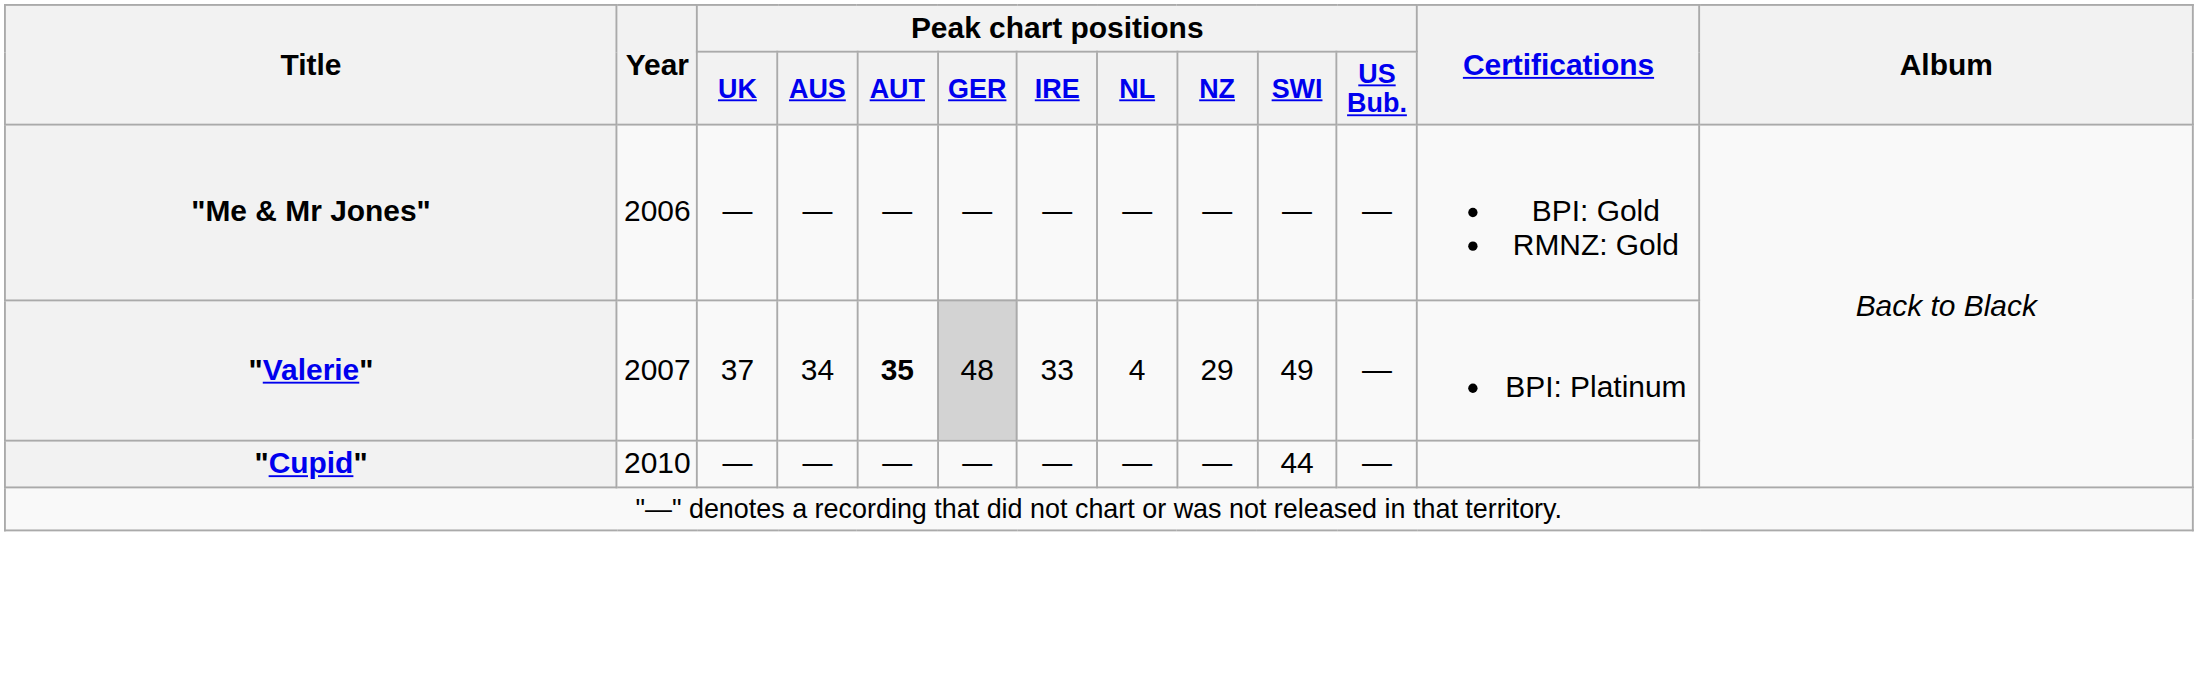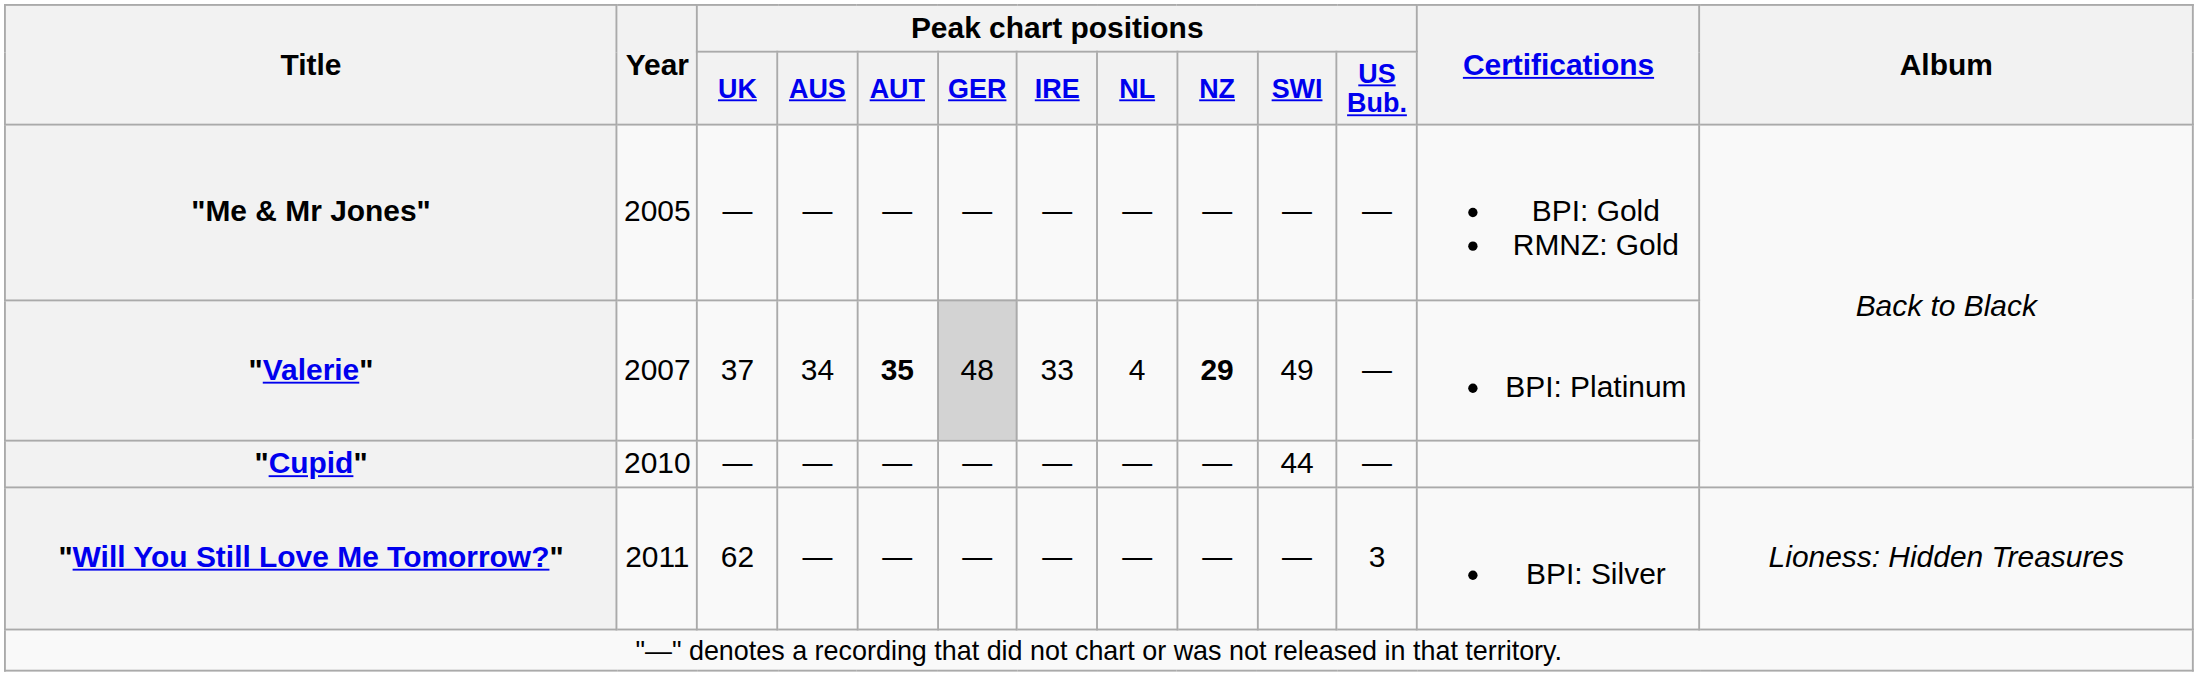(657, 211) 2006 -> (657, 211) 2005
(1217, 369) normal -> (1217, 369) bold
+ row: (311, 557)
